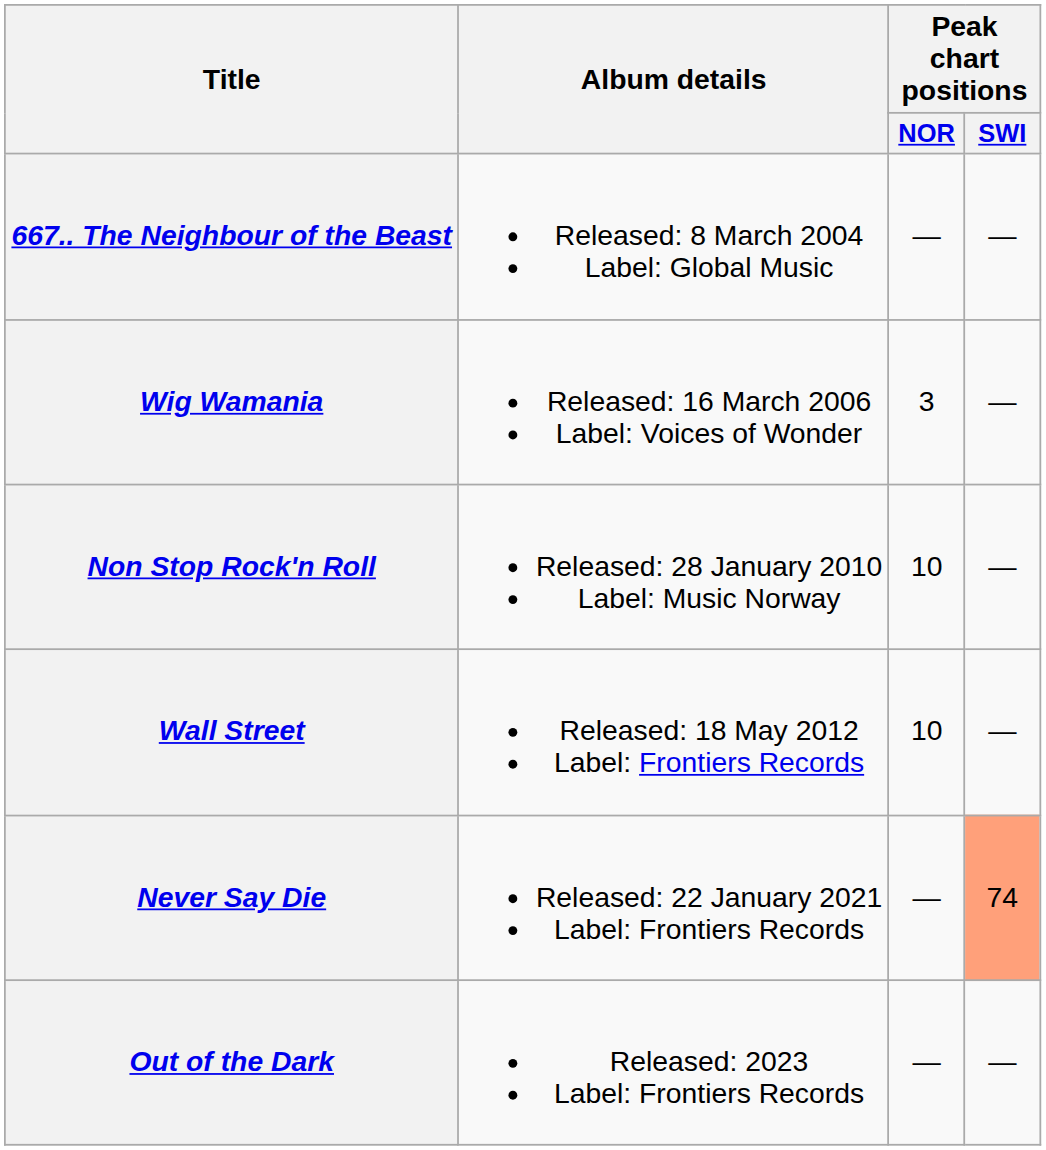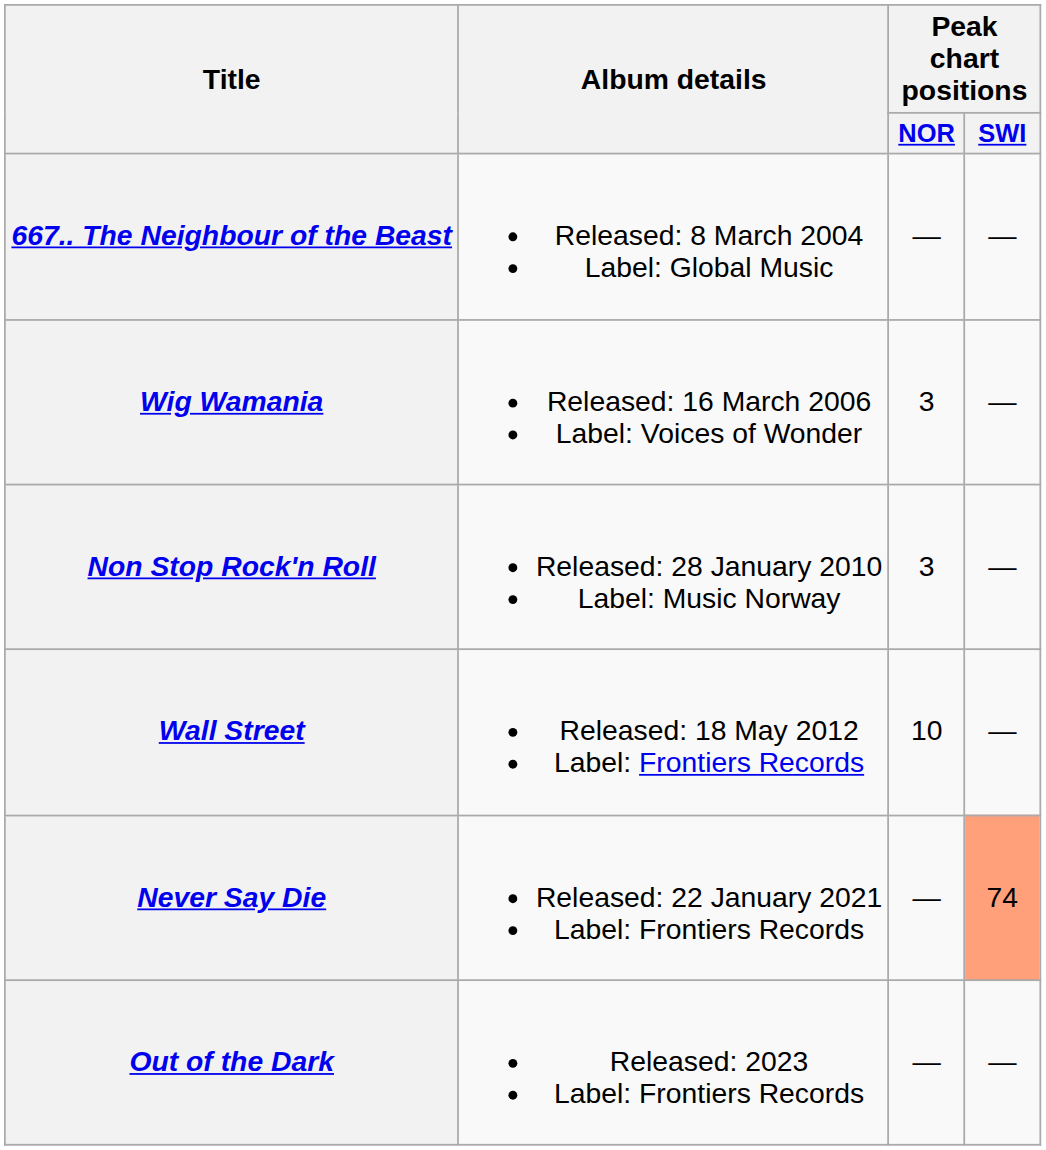(927, 566) 10 -> (927, 566) 3
